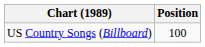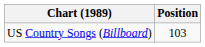(178, 32) 100 -> (178, 32) 103
